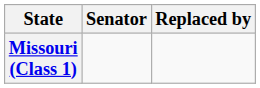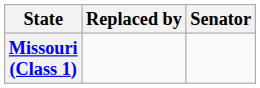columns swapped: (116, 18) <-> (203, 18)
